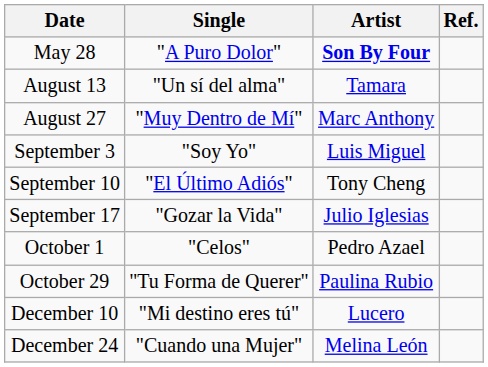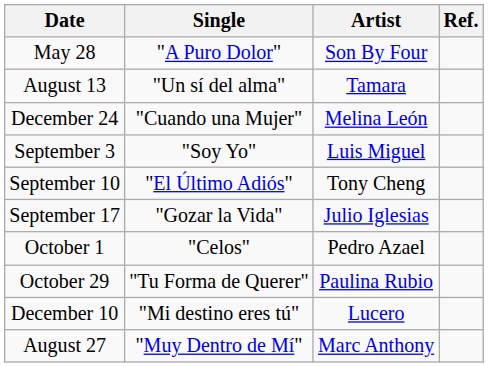(376, 52) bold -> (376, 52) normal
rows swapped: (65, 117) <-> (65, 345)
